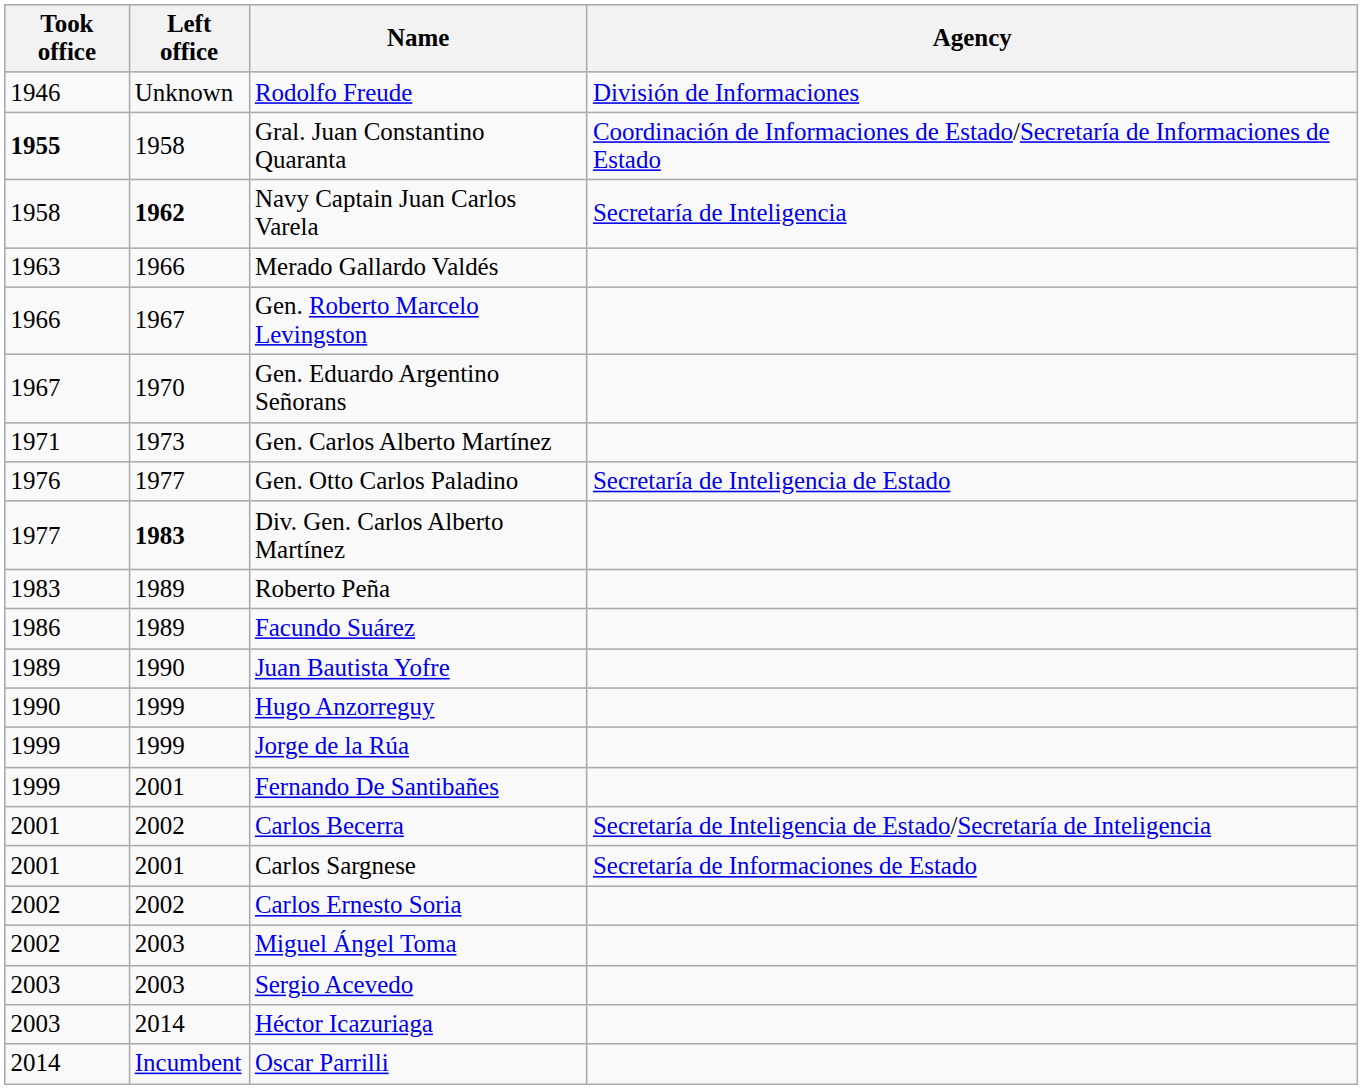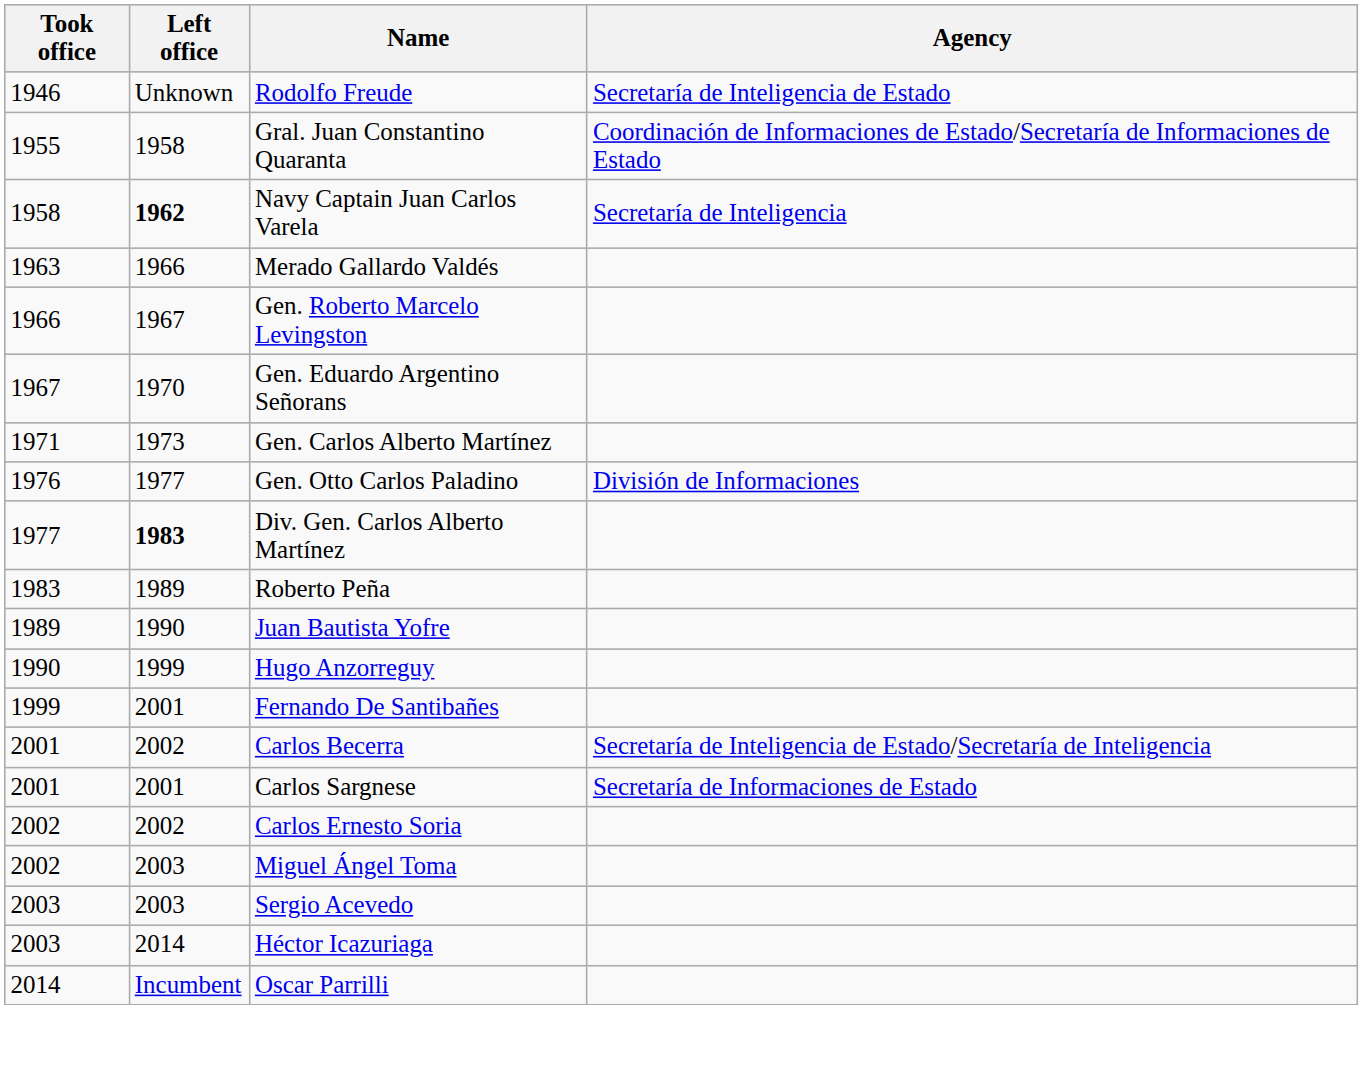(726, 91) División de Informaciones -> (772, 91) Secretaría de Inteligencia de Estado
(35, 145) bold -> (35, 145) normal
(772, 481) Secretaría de Inteligencia de Estado -> (726, 481) División de Informaciones
- row: (335, 628)
- row: (332, 746)
